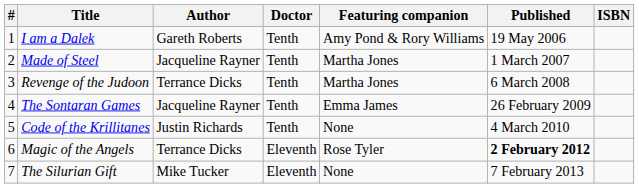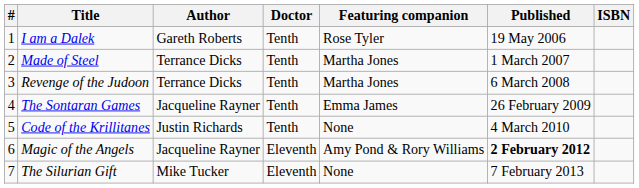(404, 37) Amy Pond & Rory Williams -> (353, 37) Rose Tyler
(208, 60) Jacqueline Rayner -> (199, 60) Terrance Dicks
(199, 149) Terrance Dicks -> (208, 149) Jacqueline Rayner
(353, 149) Rose Tyler -> (404, 149) Amy Pond & Rory Williams
